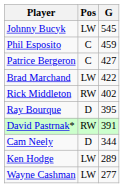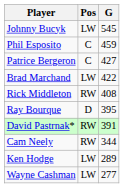(109, 93) 402 -> (109, 93) 408
(88, 142) D -> (88, 142) RW
